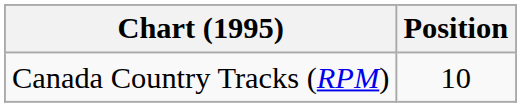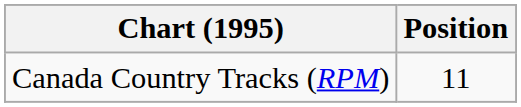(456, 76) 10 -> (456, 76) 11
